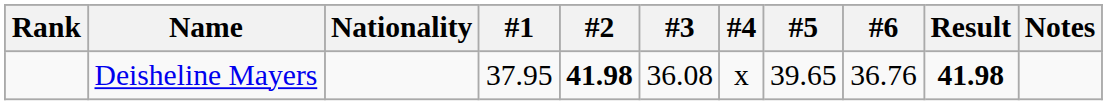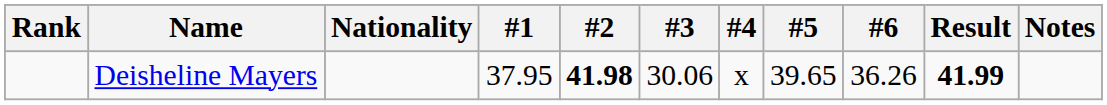(680, 74) 36.08 -> (680, 74) 30.06
(884, 74) 36.76 -> (884, 74) 36.26
(971, 74) 41.98 -> (971, 74) 41.99
